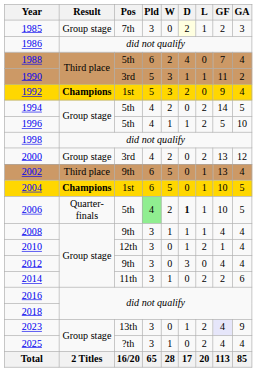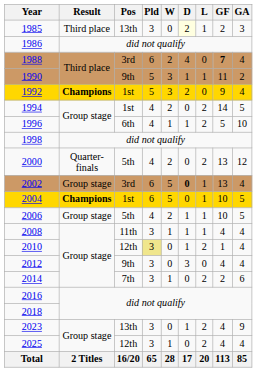(87, 28) Group stage -> (87, 28) Third place
(128, 28) 7th -> (128, 28) 13th
(128, 60) 5th -> (128, 60) 3rd
(223, 60) normal -> (223, 60) bold
(128, 76) 3rd -> (128, 76) 9th
(128, 108) 5th -> (128, 108) 1st
(128, 124) 5th -> (128, 124) 6th
(87, 156) Group stage -> (87, 162) Quarter-finals
(128, 156) 3rd -> (128, 162) 5th
(87, 172) Third place -> (87, 183) Group stage
(128, 172) 9th -> (128, 183) 3rd
(187, 172) normal -> (187, 183) bold
(87, 209) Quarter-finals -> (87, 215) Group stage
(152, 209) lightgreen background -> (152, 215) no background
(187, 209) bold -> (187, 215) normal
(128, 231) 9th -> (128, 231) 11th
(152, 247) no background -> (152, 247) khaki background
(128, 279) 11th -> (128, 279) 7th
(223, 327) lavender background -> (223, 327) no background
(128, 343) ?th -> (128, 343) 12th
